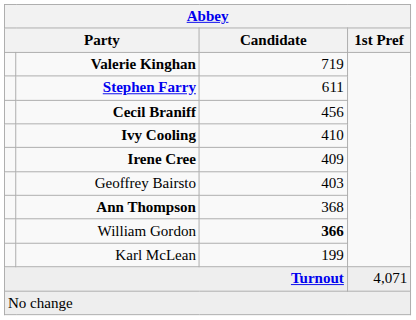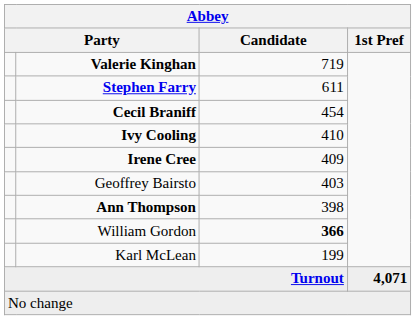(333, 111) 456 -> (333, 111) 454
(333, 207) 368 -> (333, 207) 398
(390, 278) normal -> (390, 278) bold
